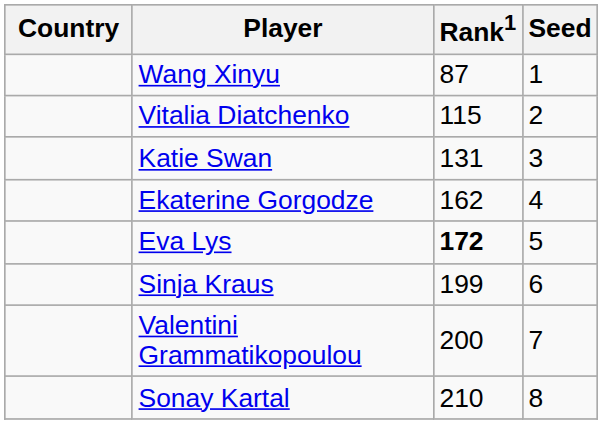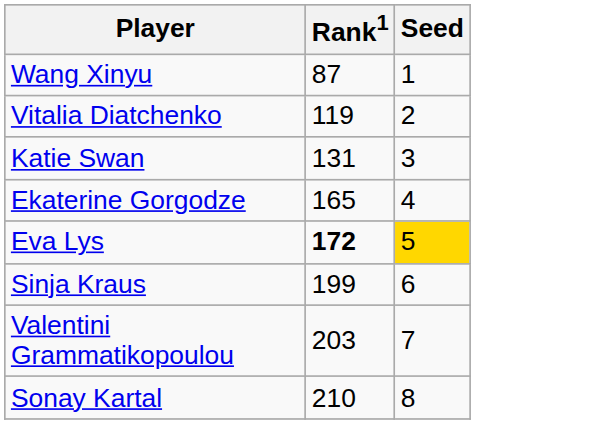- column: (69, 28)
(461, 116) 115 -> (333, 116) 119
(462, 200) 162 -> (334, 200) 165
(536, 241) no background -> (408, 241) gold background
(462, 340) 200 -> (334, 340) 203
